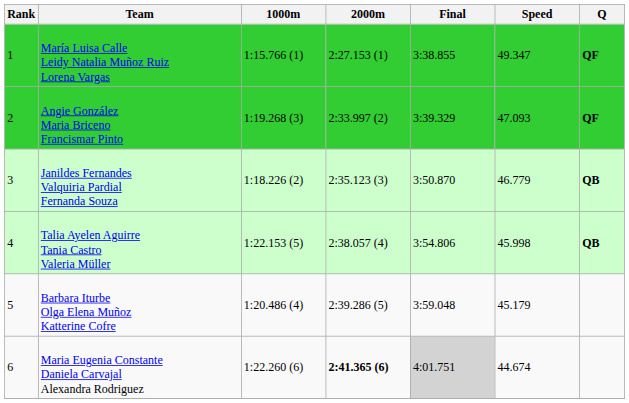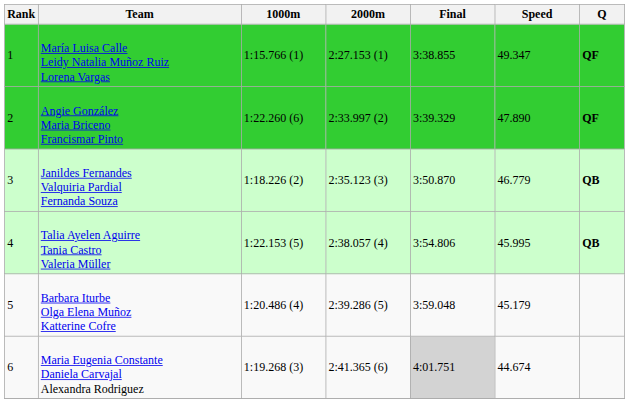(274, 118) 1:19.268 (3) -> (274, 118) 1:22.260 (6)
(514, 118) 47.093 -> (514, 118) 47.890
(514, 243) 45.998 -> (514, 243) 45.995
(274, 368) 1:22.260 (6) -> (274, 368) 1:19.268 (3)
(358, 368) bold -> (358, 368) normal
